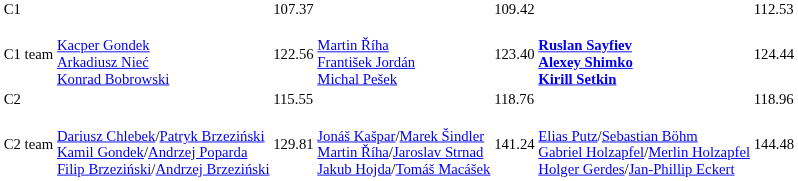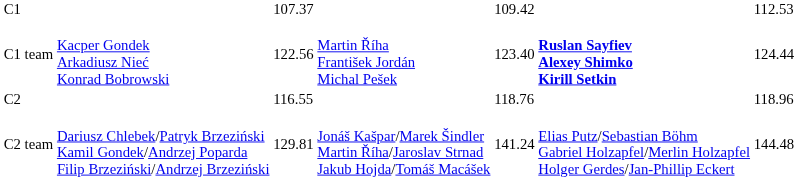(293, 99) 115.55 -> (293, 99) 116.55
